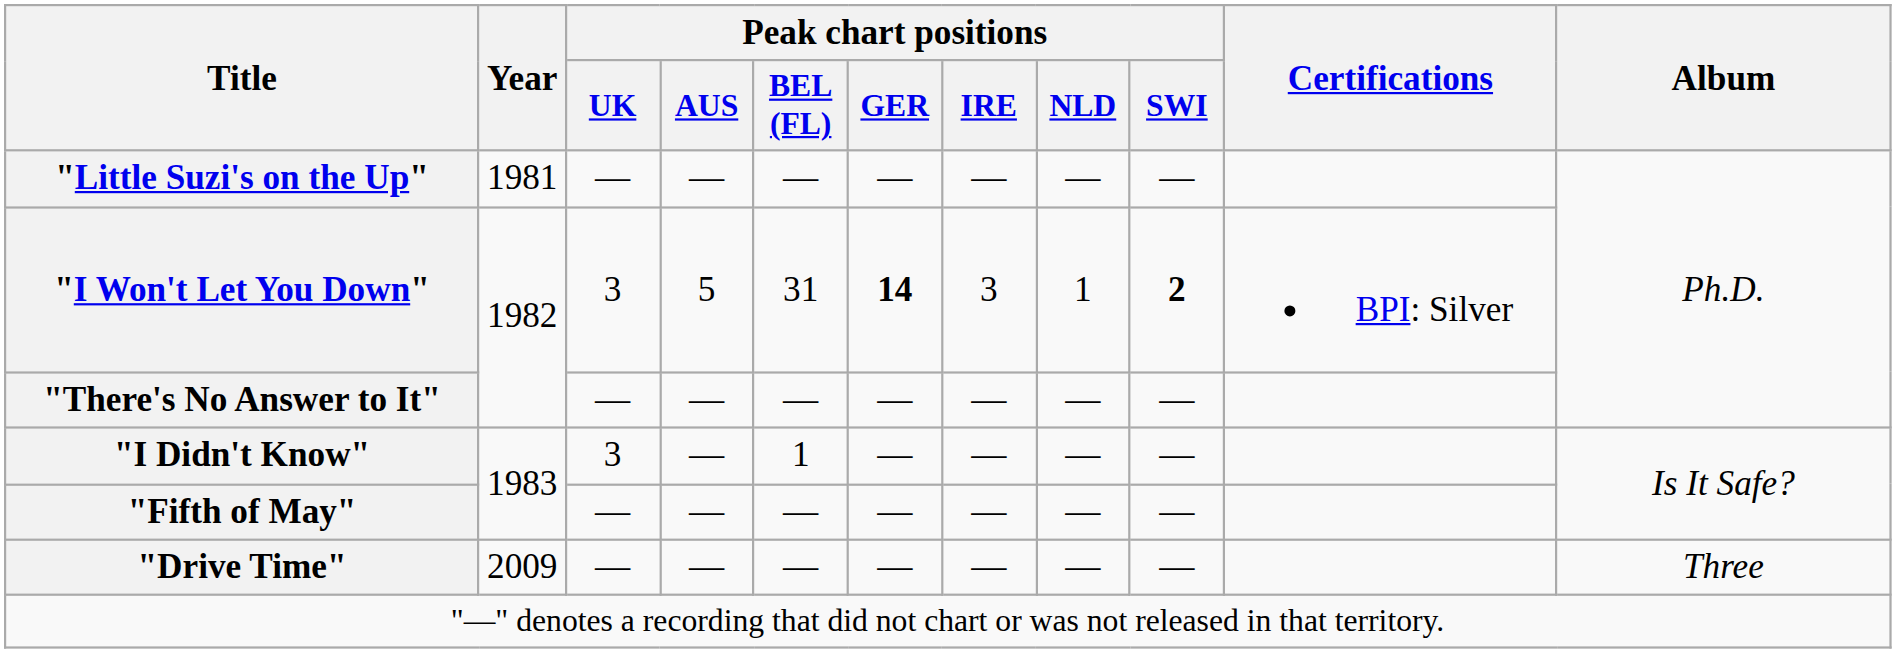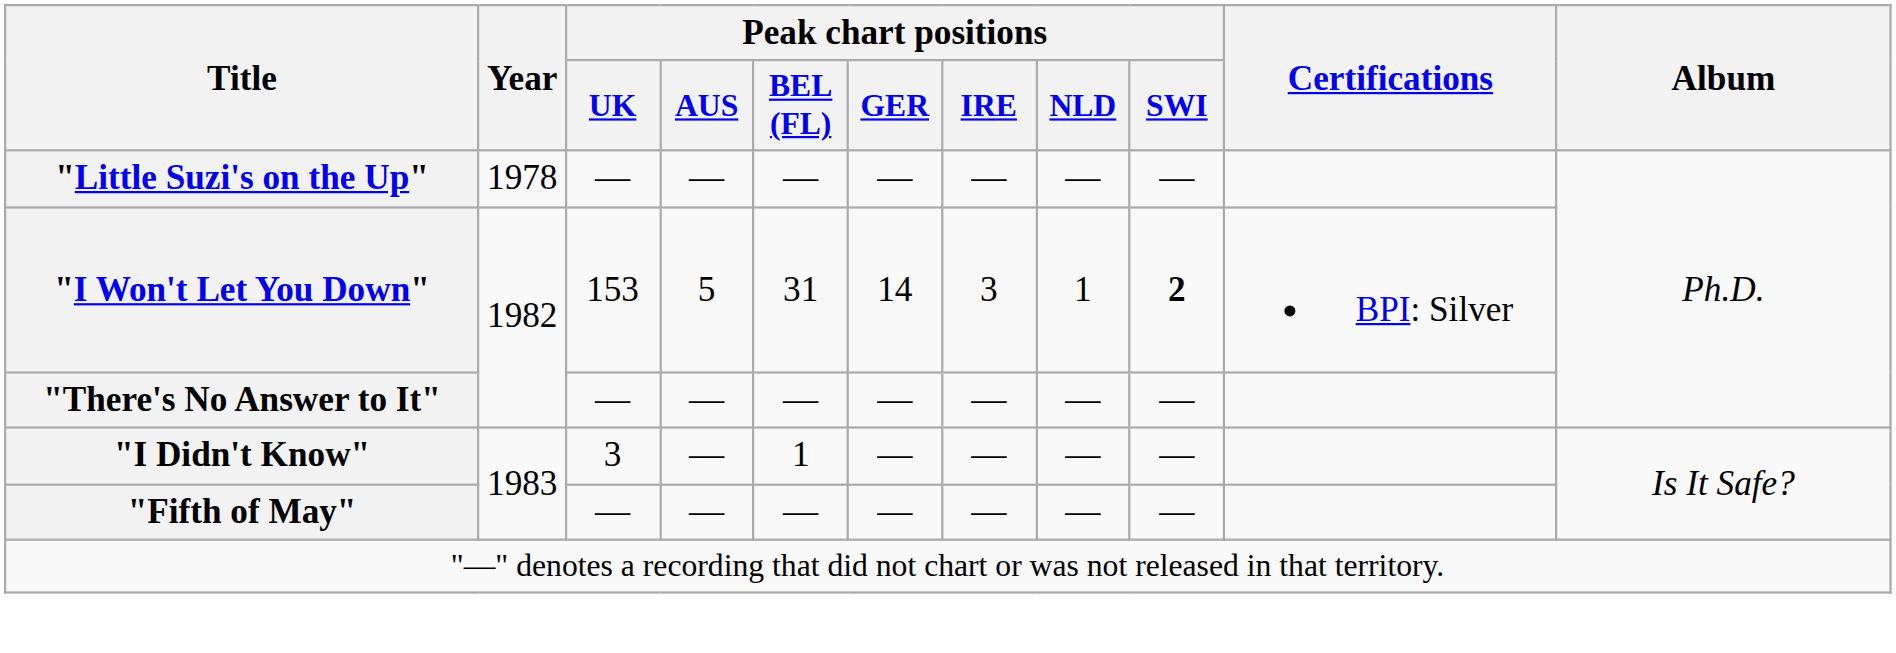(522, 177) 1981 -> (522, 177) 1978
(613, 288) 3 -> (613, 288) 153
(895, 288) bold -> (895, 288) normal
- row: (242, 567)
